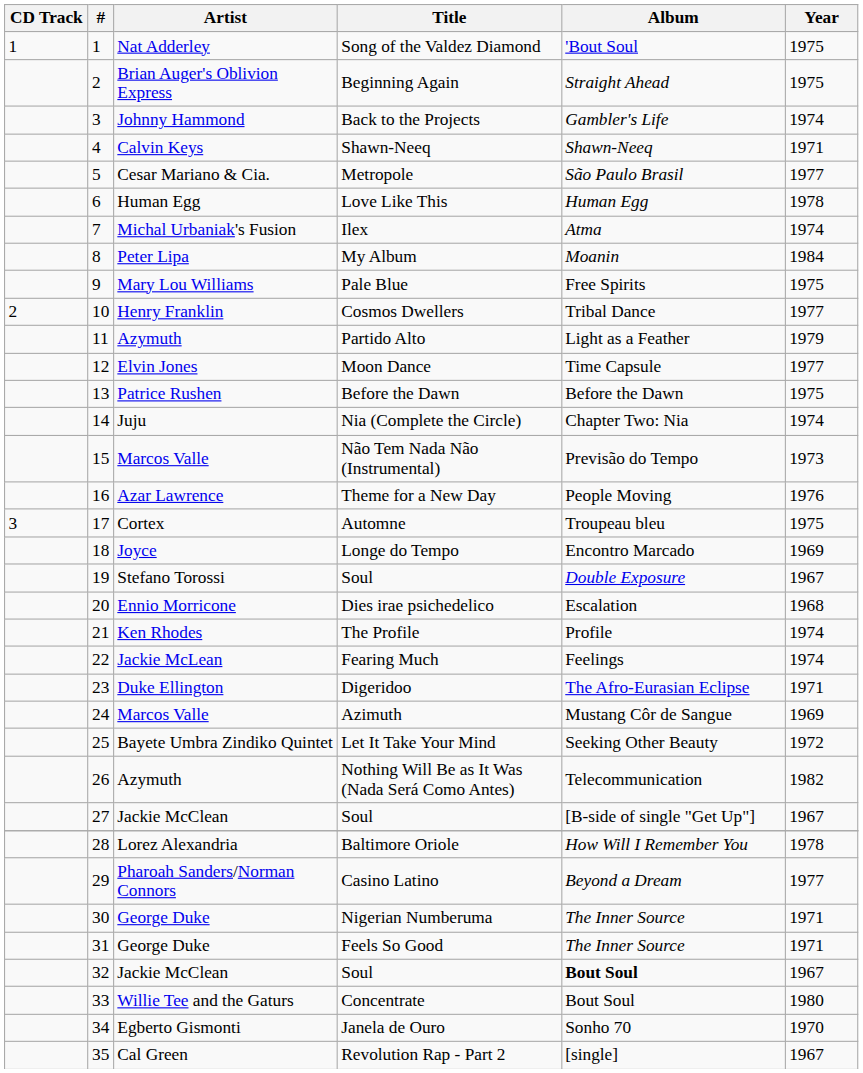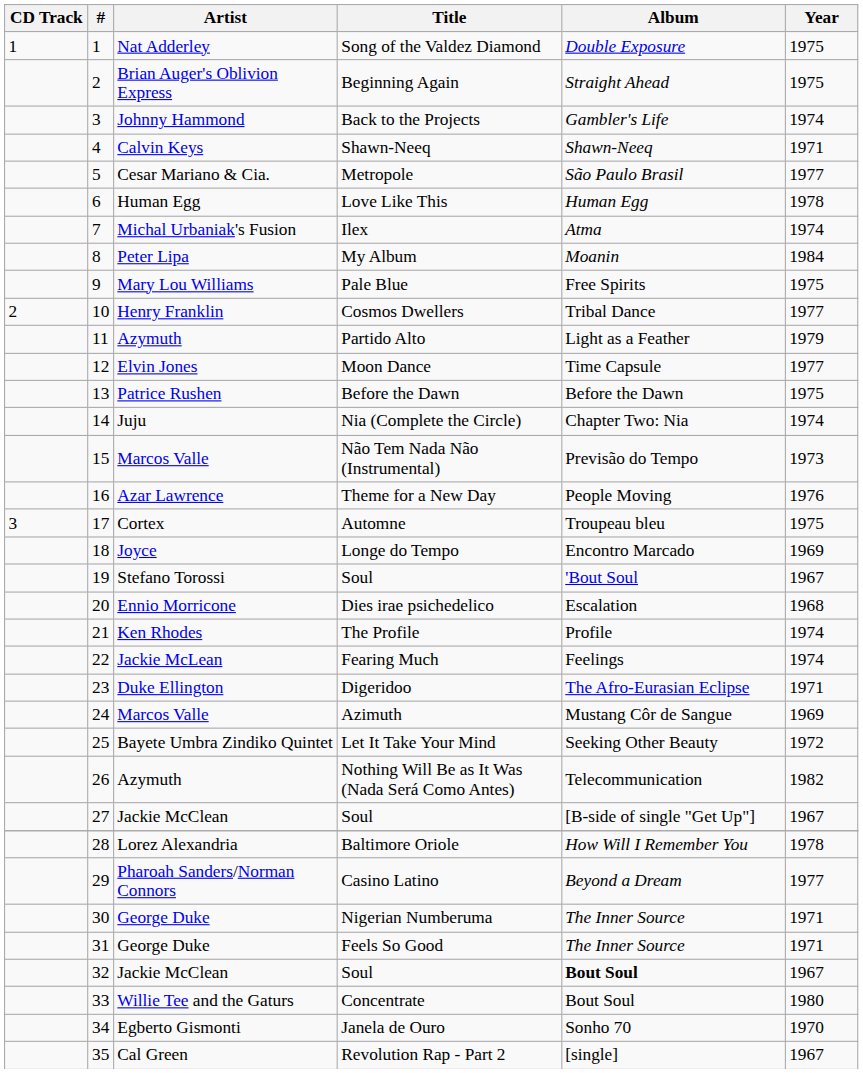(602, 45) 'Bout Soul -> (625, 45) Double Exposure
(625, 577) Double Exposure -> (602, 577) 'Bout Soul
